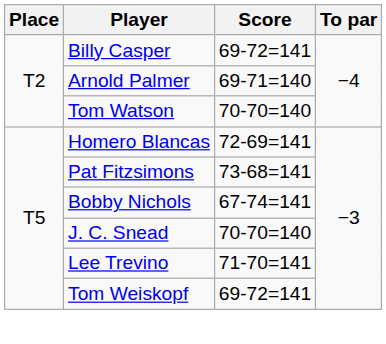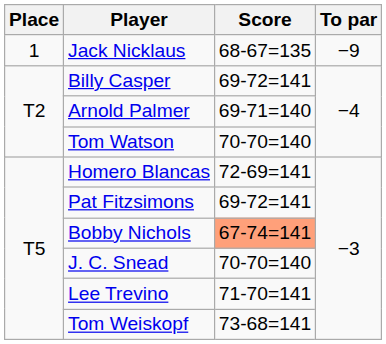+ row: (127, 50)
(265, 171) 73-68=141 -> (265, 202) 69-72=141
(265, 202) no background -> (265, 232) lightsalmon background
(265, 293) 69-72=141 -> (265, 324) 73-68=141
